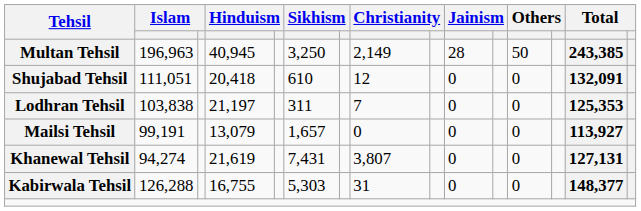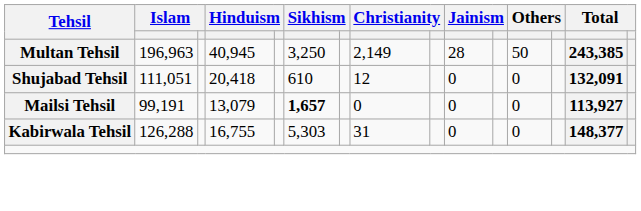- row: (70, 105)
(307, 132) normal -> (307, 105) bold
- row: (70, 158)
